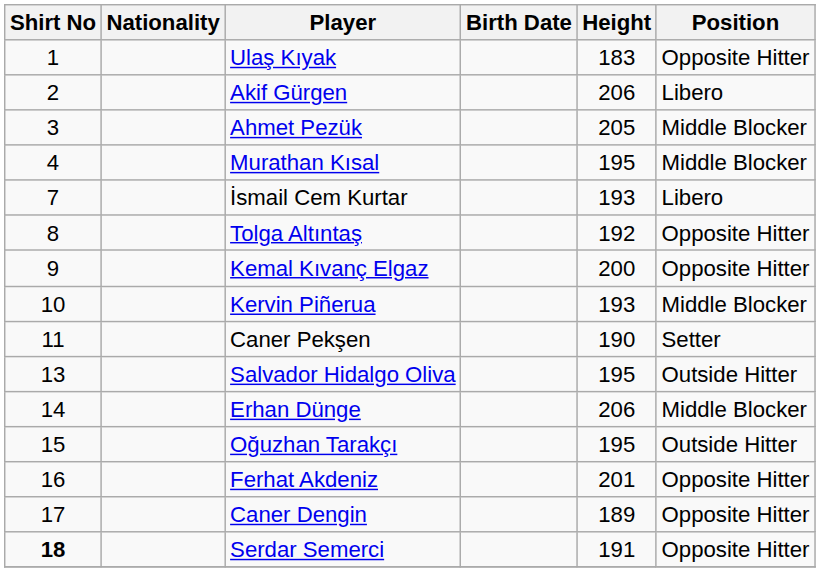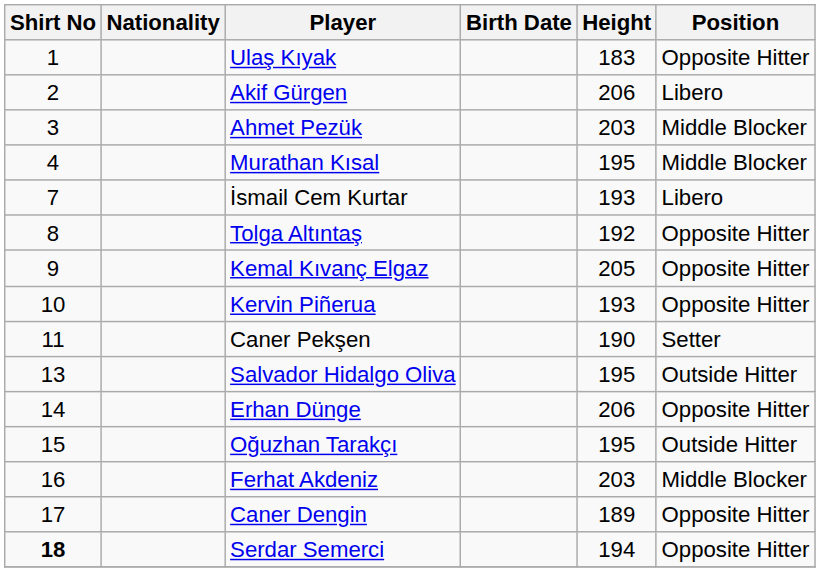(617, 128) 205 -> (617, 128) 203
(617, 268) 200 -> (617, 268) 205
(734, 304) Middle Blocker -> (735, 304) Opposite Hitter
(734, 409) Middle Blocker -> (735, 409) Opposite Hitter
(617, 479) 201 -> (617, 479) 203
(735, 479) Opposite Hitter -> (734, 479) Middle Blocker
(617, 549) 191 -> (617, 549) 194
